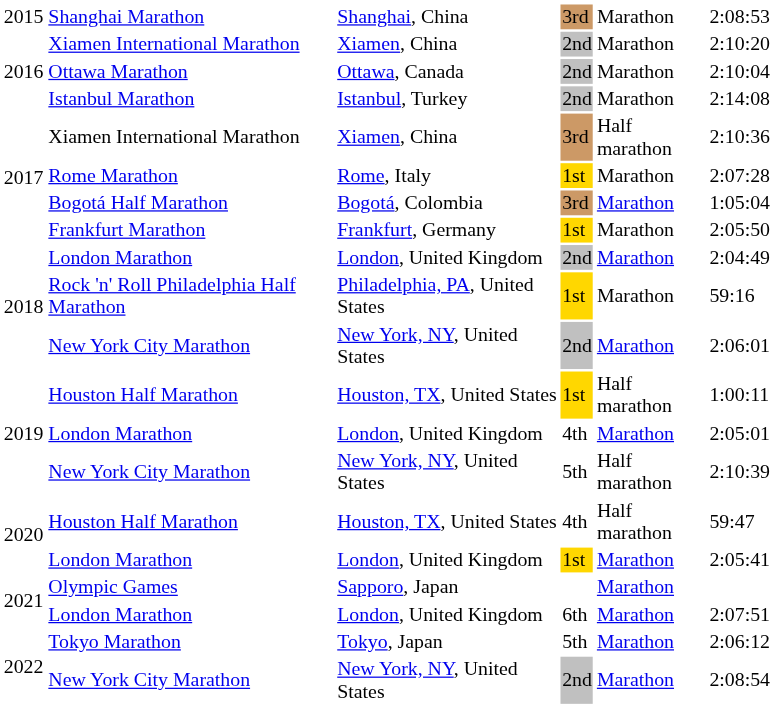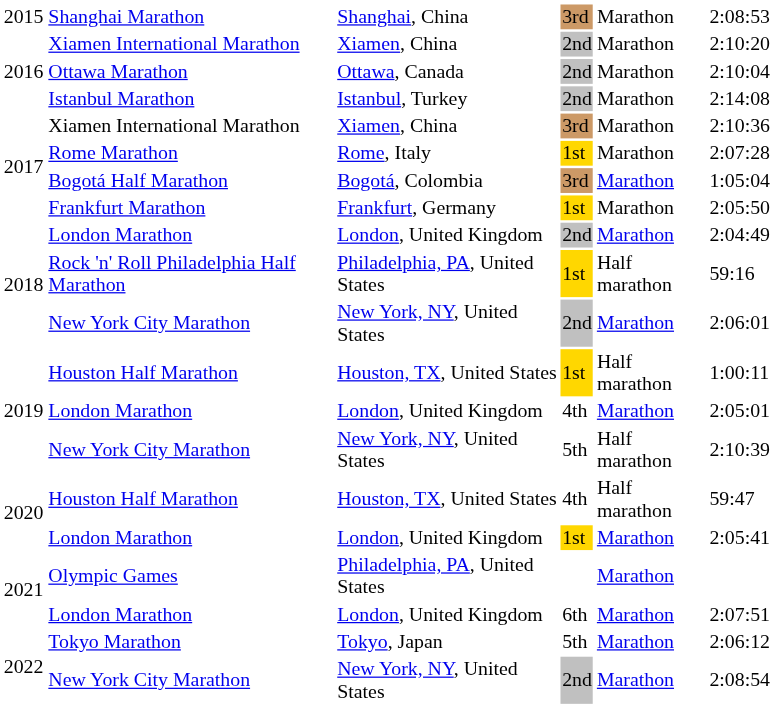(634, 137) Half marathon -> (635, 125) Marathon
(635, 295) Marathon -> (634, 273) Half marathon
(398, 587) Sapporo, Japan -> (436, 576) Philadelphia, PA, United States
